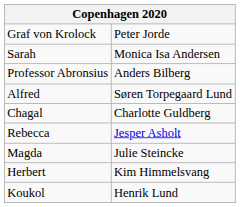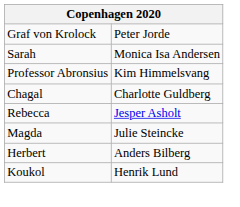(152, 73) Anders Bilberg -> (162, 73) Kim Himmelsvang
- row: (24, 93)
(162, 172) Kim Himmelsvang -> (152, 152) Anders Bilberg
